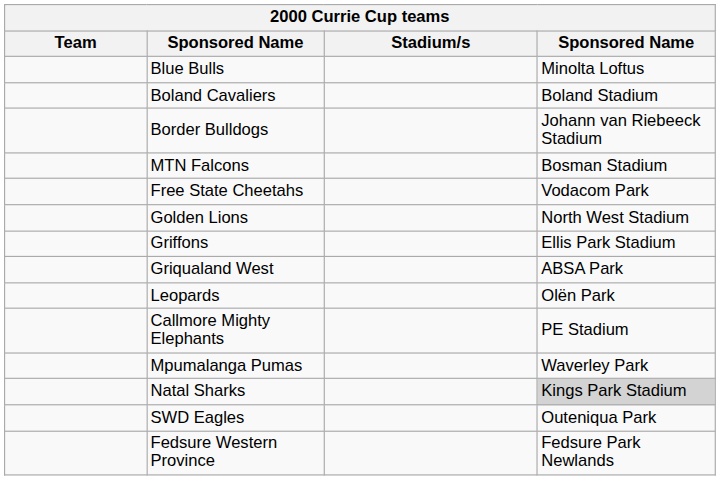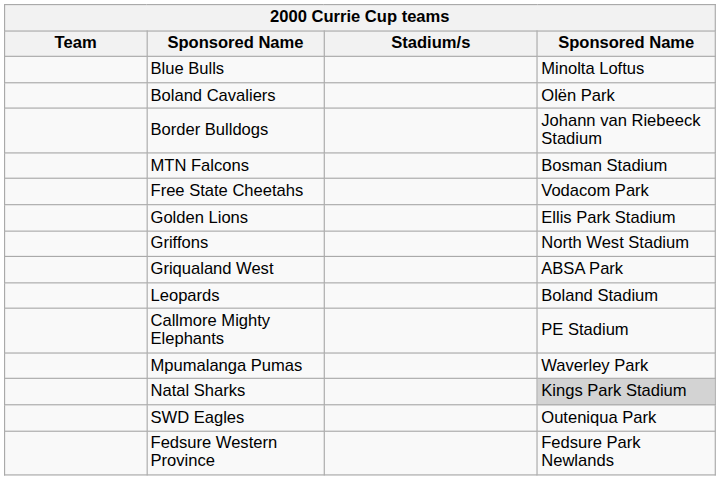(600, 95) Boland Stadium -> (578, 95) Olën Park
(615, 217) North West Stadium -> (608, 217) Ellis Park Stadium
(608, 243) Ellis Park Stadium -> (615, 243) North West Stadium
(578, 295) Olën Park -> (600, 295) Boland Stadium
